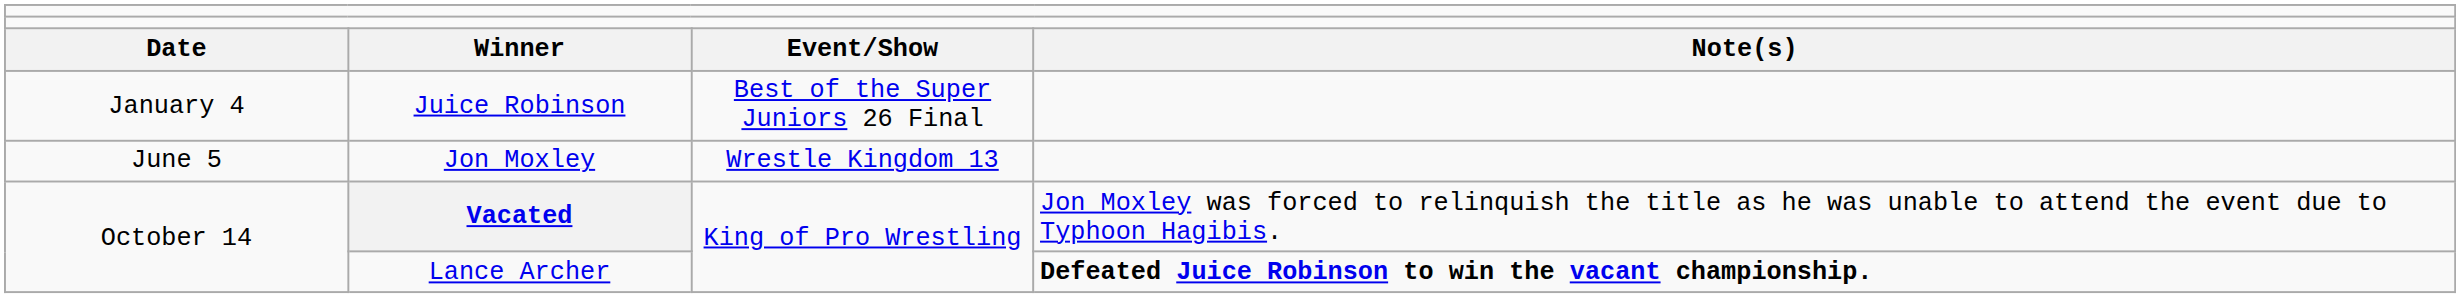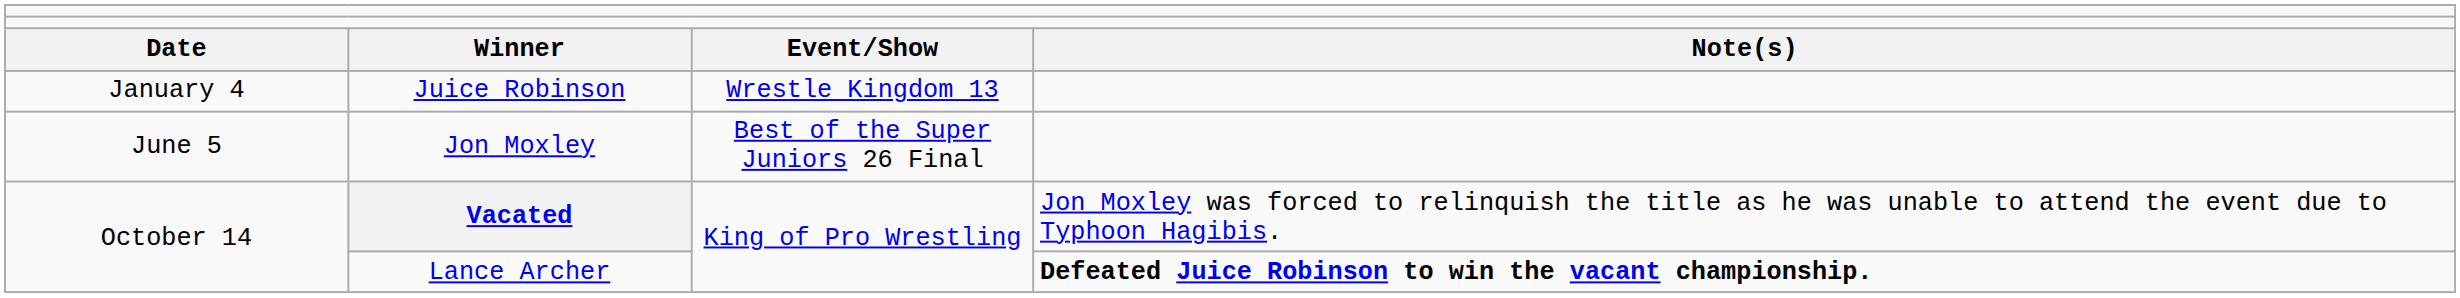(863, 105) Best of the Super Juniors 26 Final -> (863, 91) Wrestle Kingdom 13
(863, 161) Wrestle Kingdom 13 -> (863, 146) Best of the Super Juniors 26 Final
